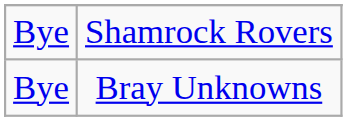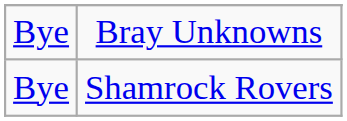rows swapped: (209, 87) <-> (209, 32)
